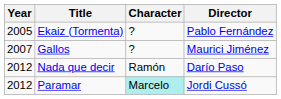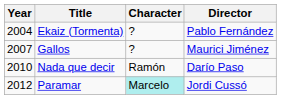(20, 31) 2005 -> (20, 31) 2004
(20, 67) 2012 -> (20, 67) 2010
